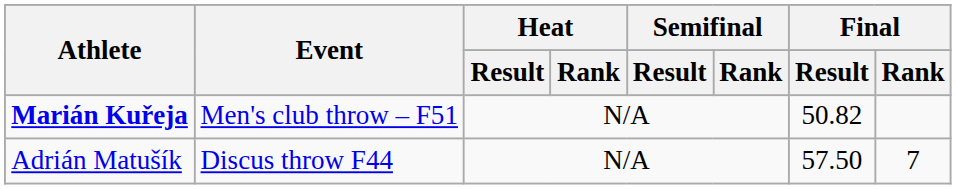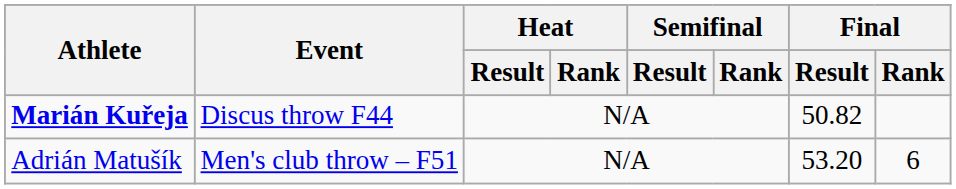(329, 116) Men's club throw – F51 -> (297, 116) Discus throw F44
(297, 161) Discus throw F44 -> (329, 161) Men's club throw – F51
(832, 161) 57.50 -> (832, 161) 53.20
(913, 161) 7 -> (913, 161) 6
